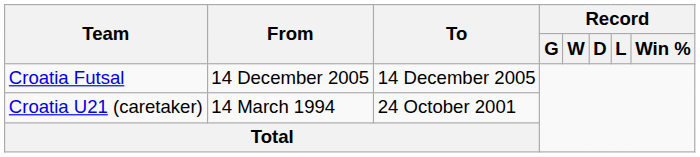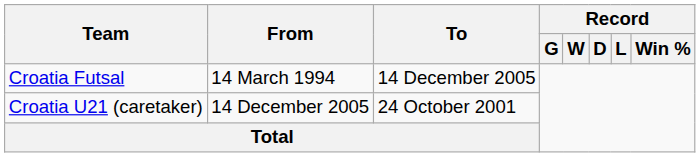(290, 78) 14 December 2005 -> (273, 78) 14 March 1994
(273, 107) 14 March 1994 -> (290, 107) 14 December 2005
